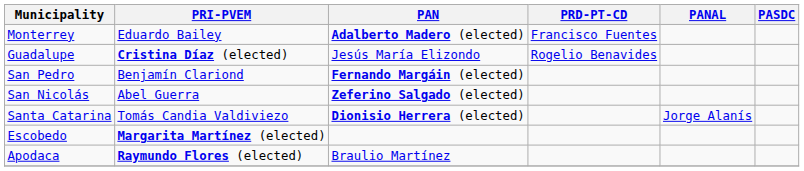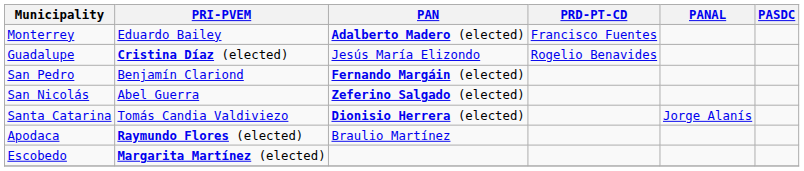rows swapped: (33, 155) <-> (37, 135)
